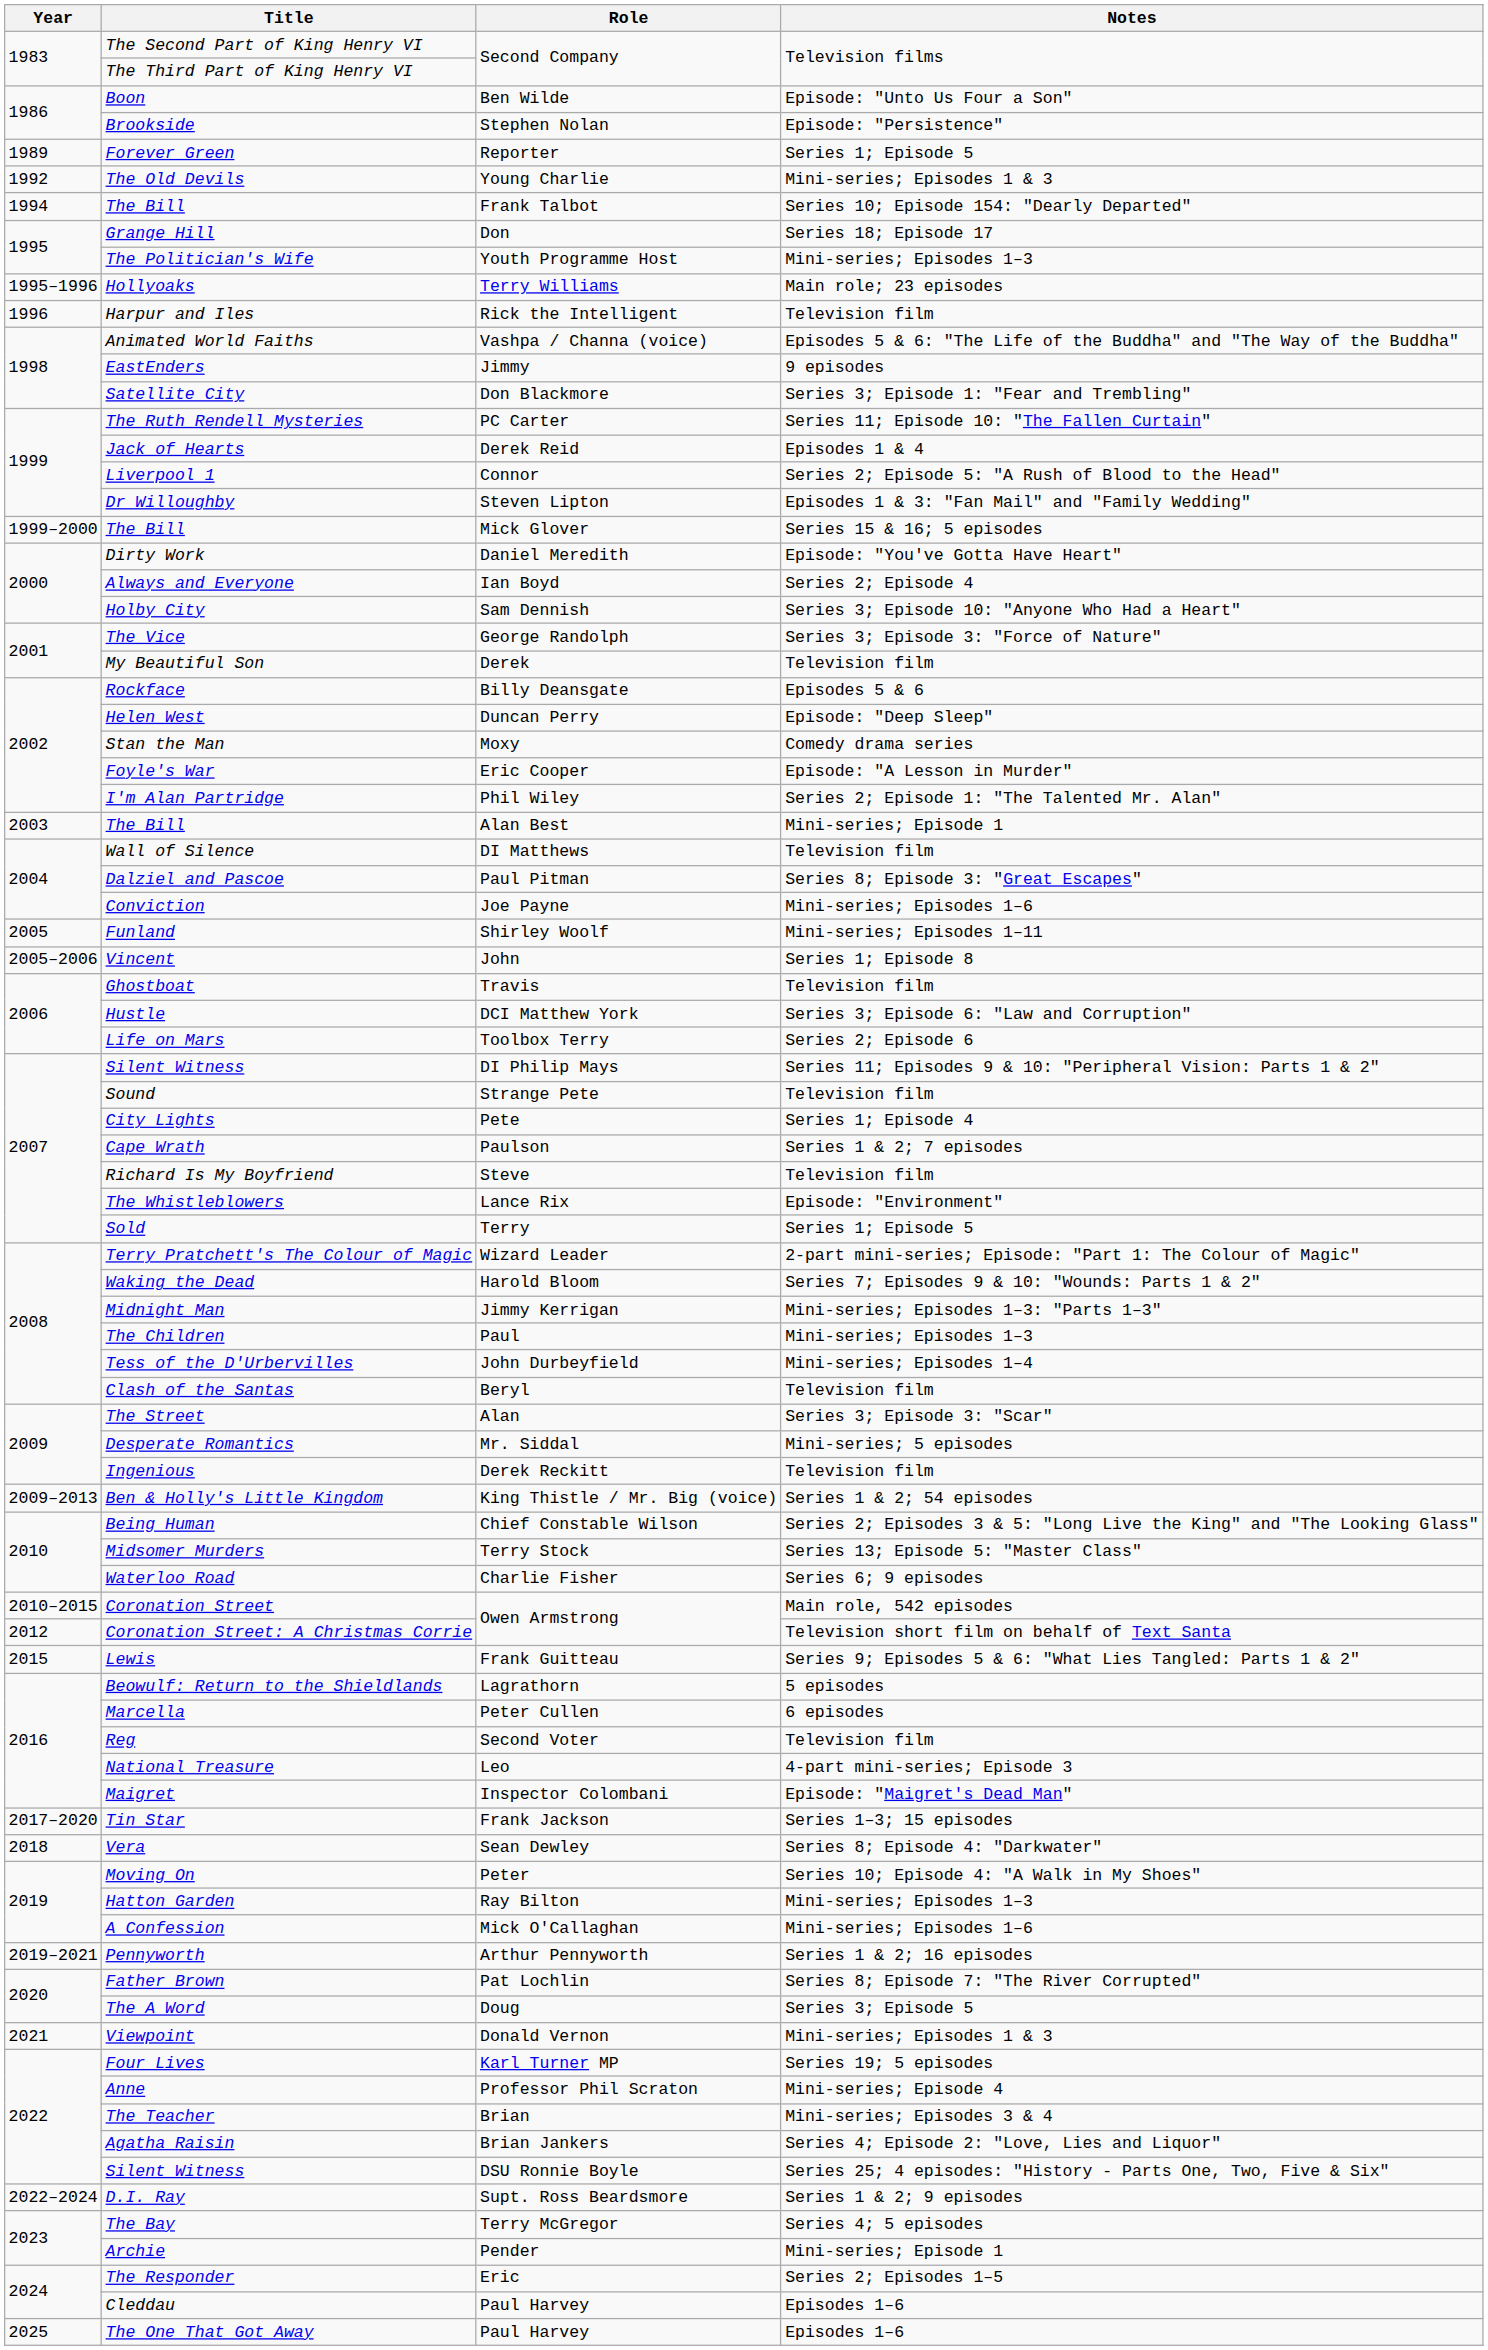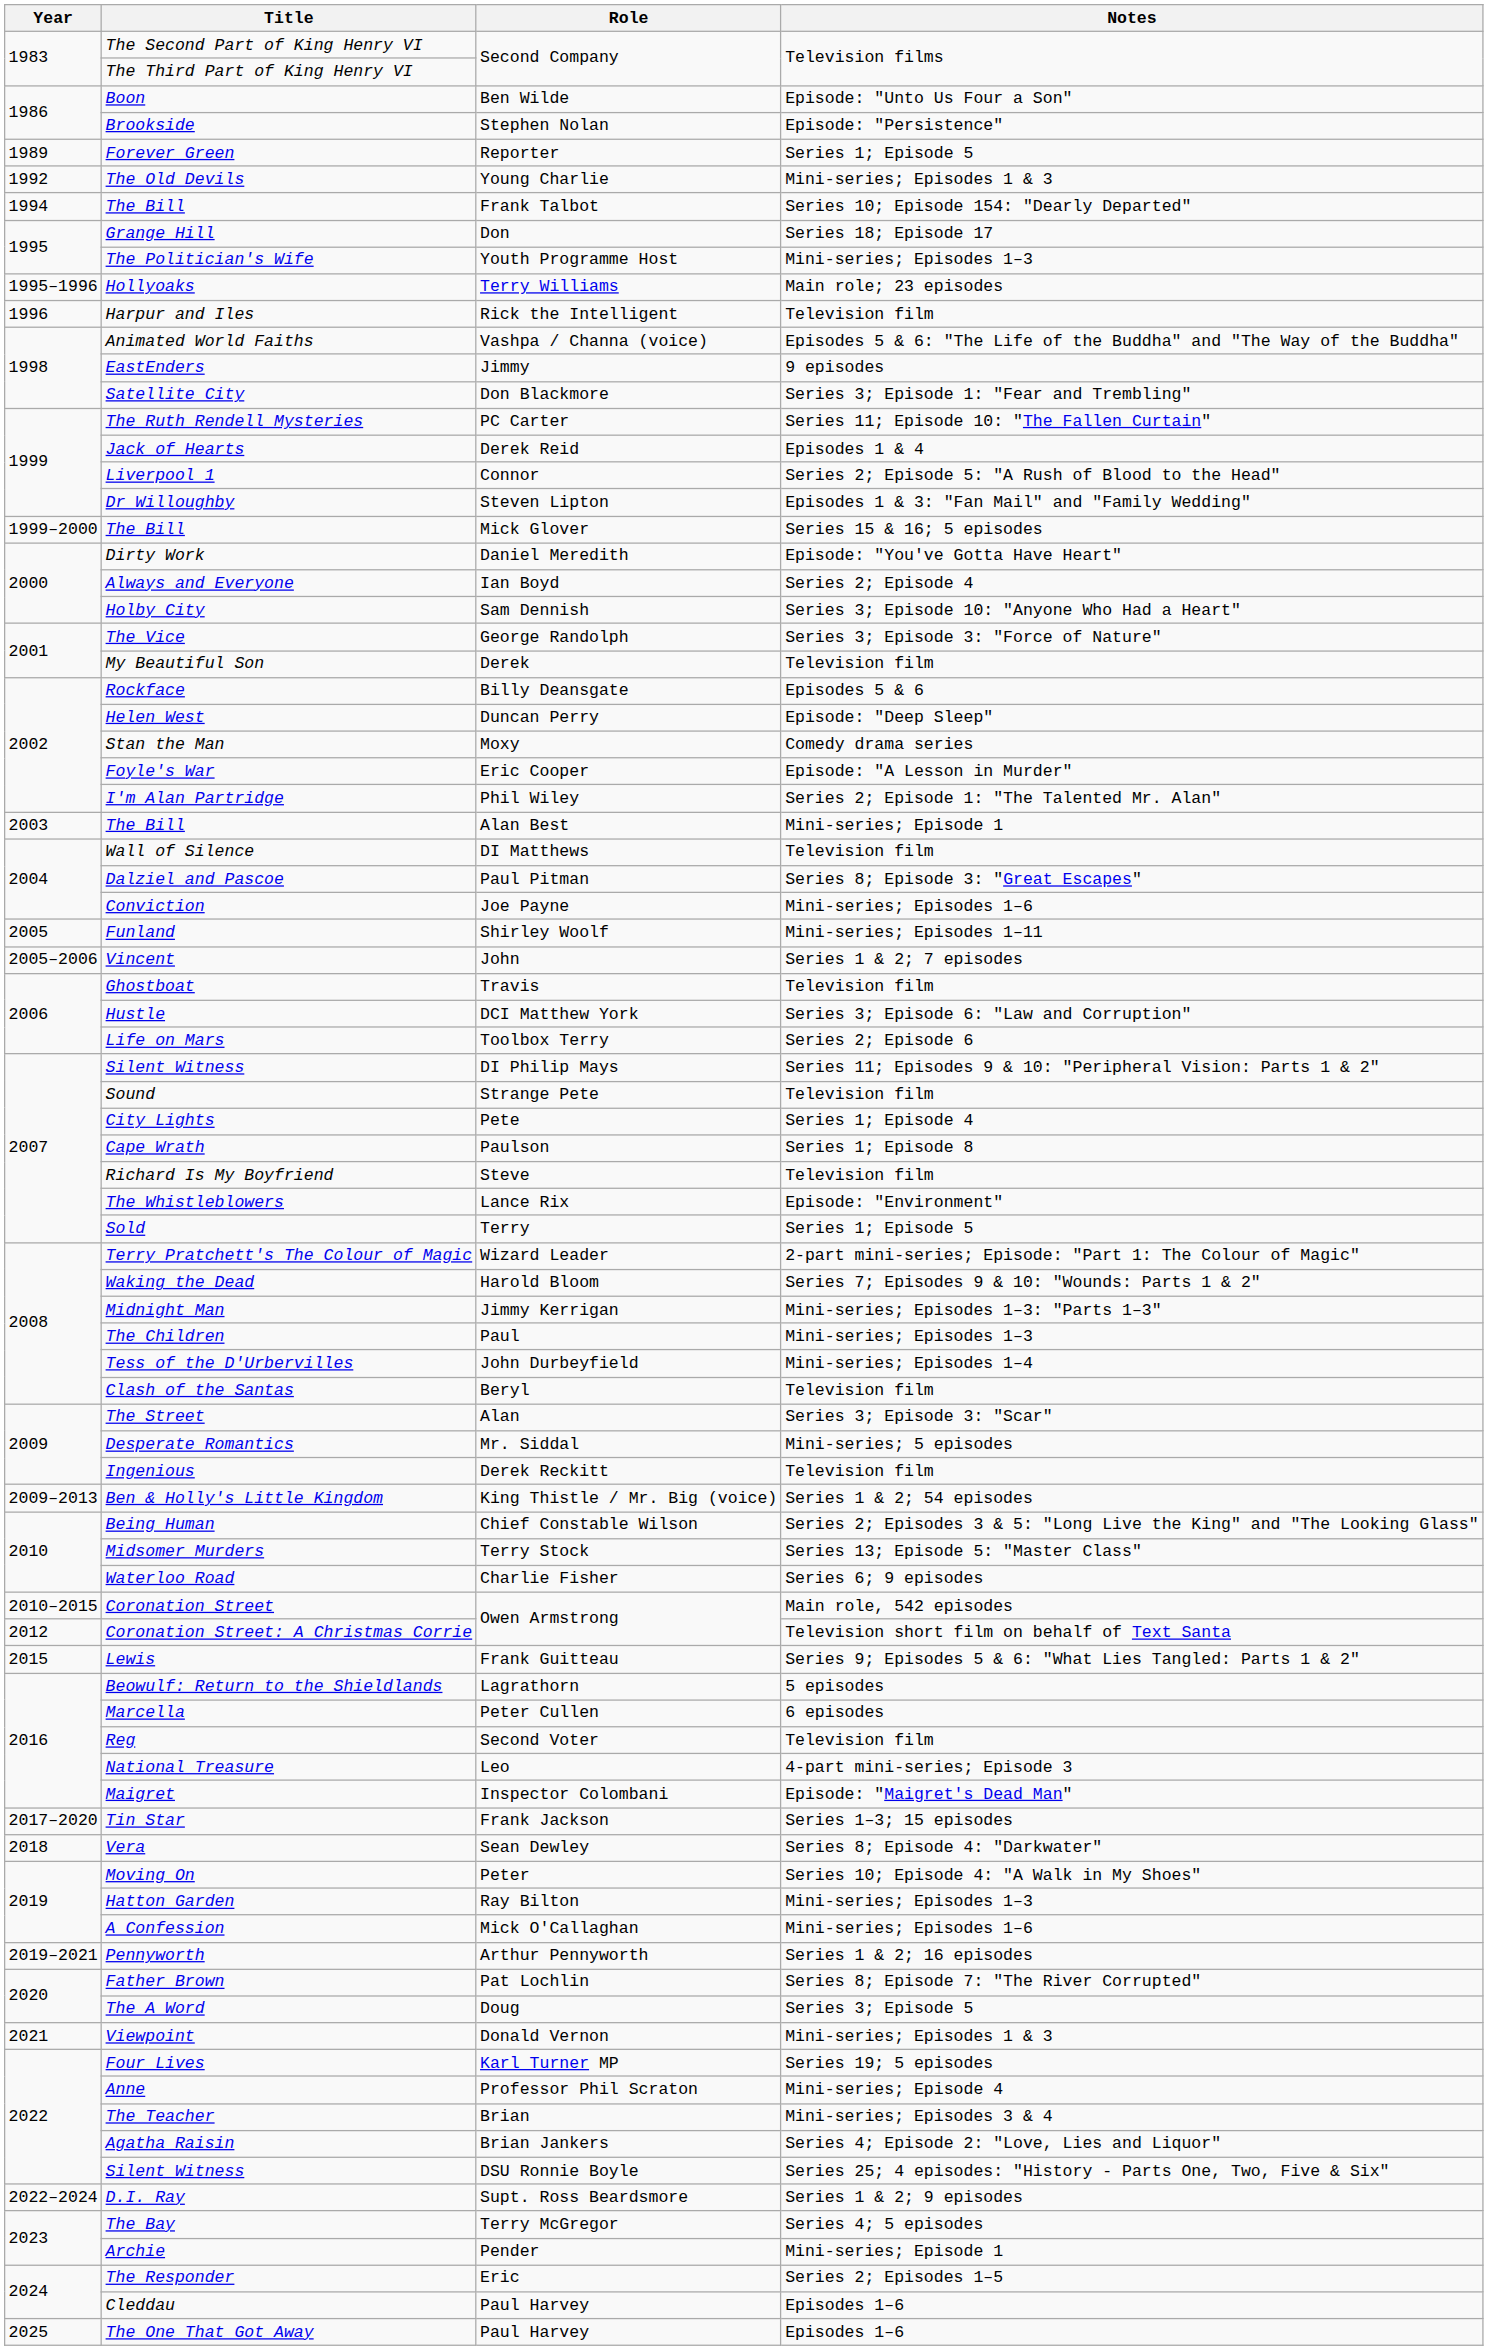(879, 960) Series 1; Episode 8 -> (904, 960) Series 1 & 2; 7 episodes
(904, 1148) Series 1 & 2; 7 episodes -> (879, 1148) Series 1; Episode 8
